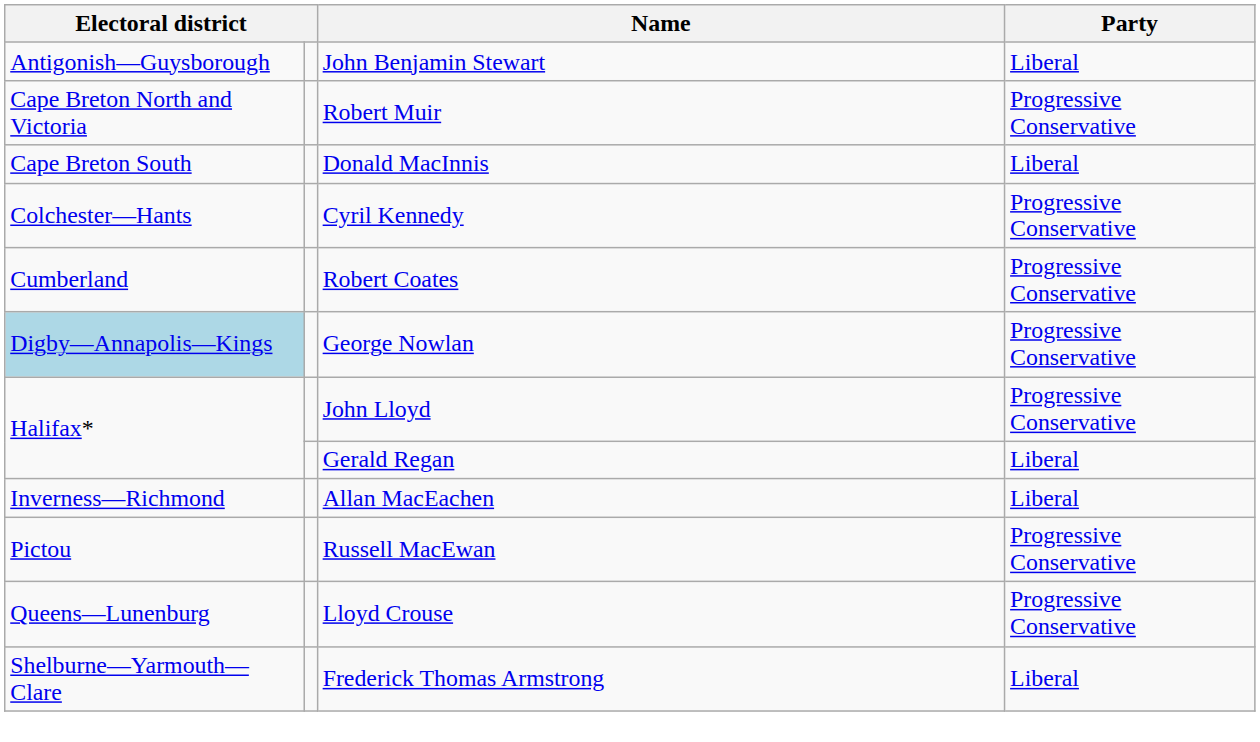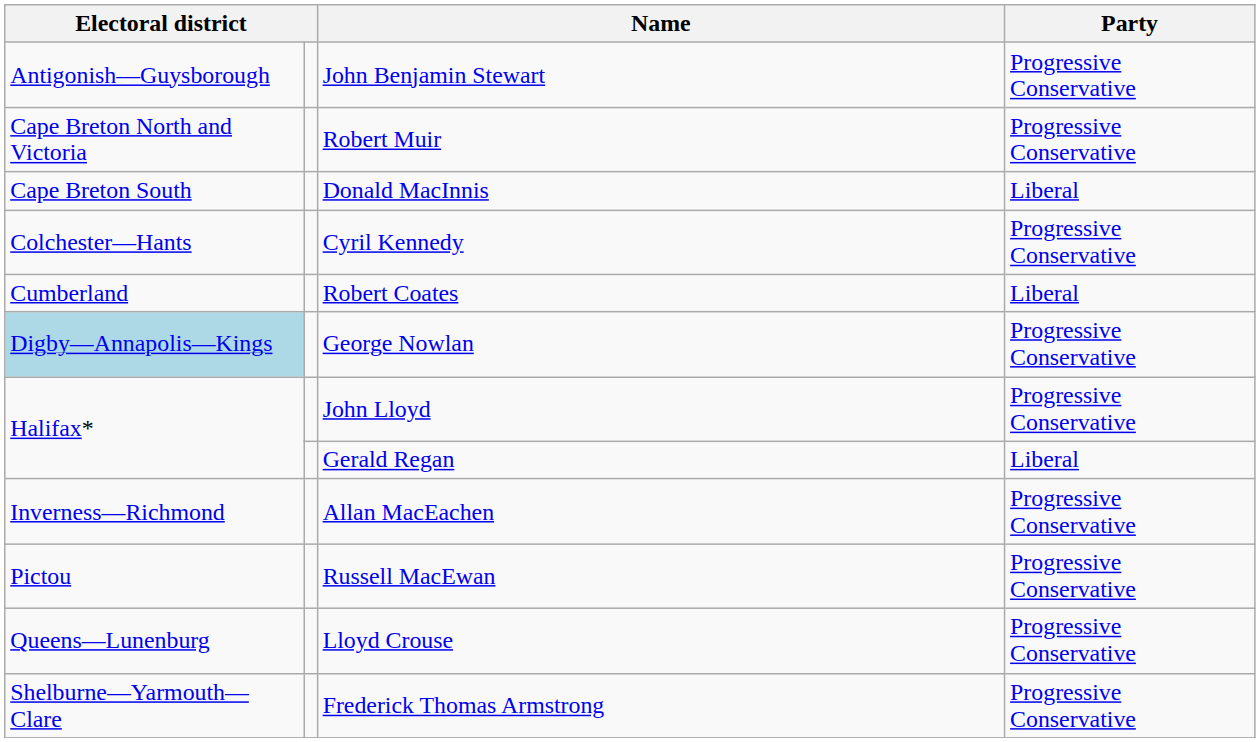(1045, 61) Liberal -> (1073, 74) Progressive Conservative
(1073, 279) Progressive Conservative -> (1045, 292) Liberal
(1045, 497) Liberal -> (1073, 511) Progressive Conservative
(1045, 678) Liberal -> (1073, 705) Progressive Conservative
